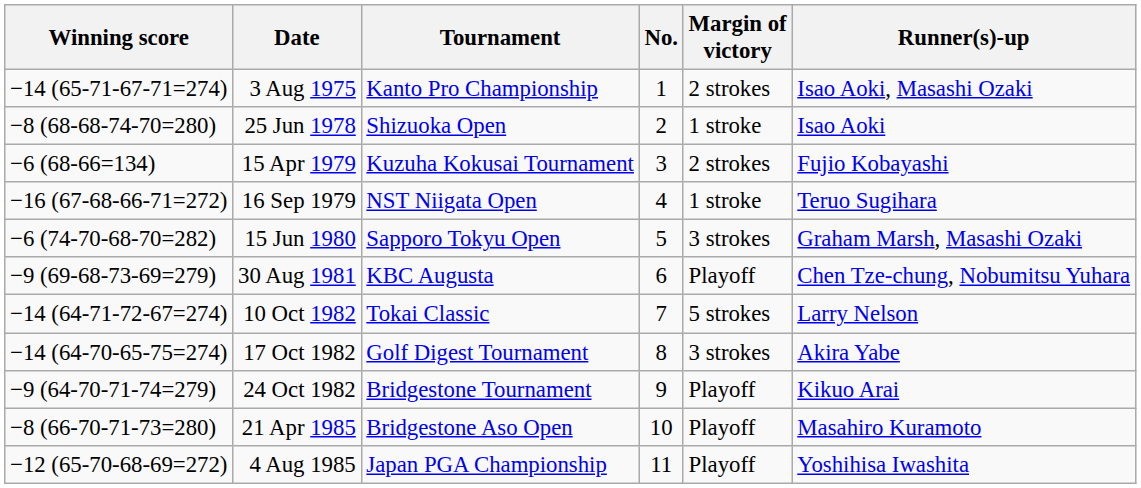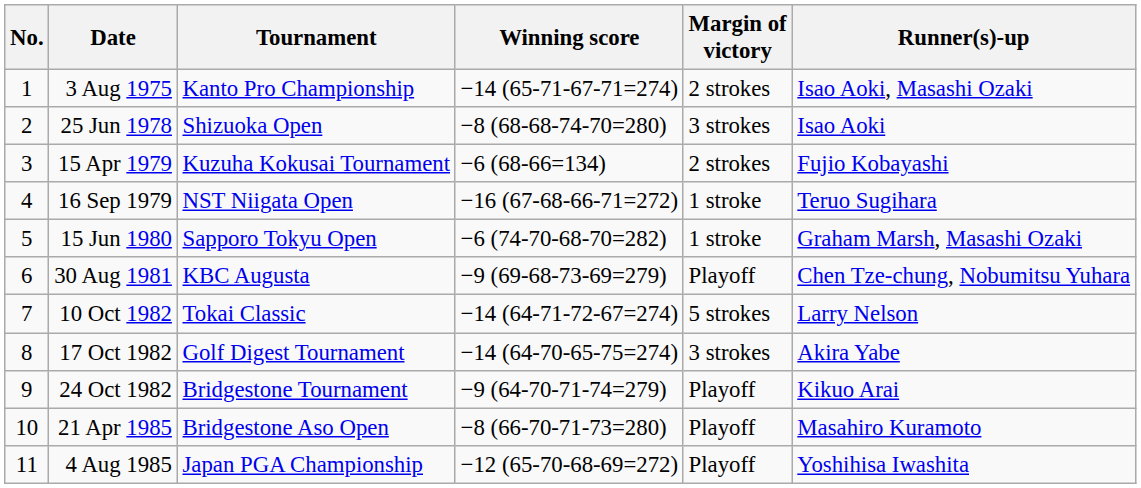columns swapped: (661, 36) <-> (119, 36)
(725, 125) 1 stroke -> (729, 125) 3 strokes
(729, 238) 3 strokes -> (725, 238) 1 stroke
